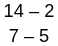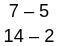rows swapped: (29, 11) <-> (29, 36)
